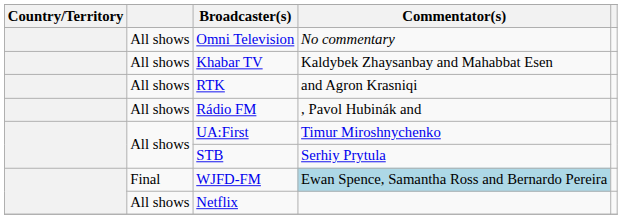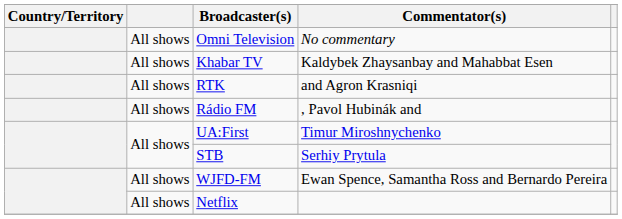(145, 179) Final -> (160, 179) All shows
(454, 179) lightblue background -> (454, 179) no background
